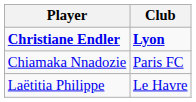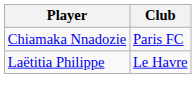- row: (64, 39)
